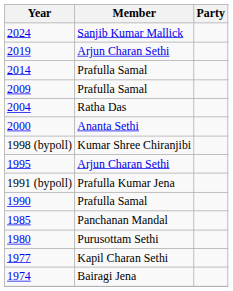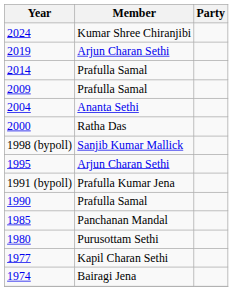(130, 32) Sanjib Kumar Mallick -> (134, 32) Kumar Shree Chiranjibi
(102, 107) Ratha Das -> (108, 107) Ananta Sethi
(108, 126) Ananta Sethi -> (102, 126) Ratha Das
(134, 145) Kumar Shree Chiranjibi -> (130, 145) Sanjib Kumar Mallick
